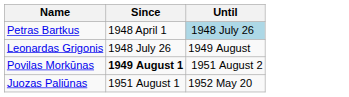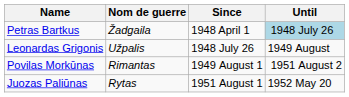+ column: (147, 13)
(146, 65) bold -> (227, 65) normal
